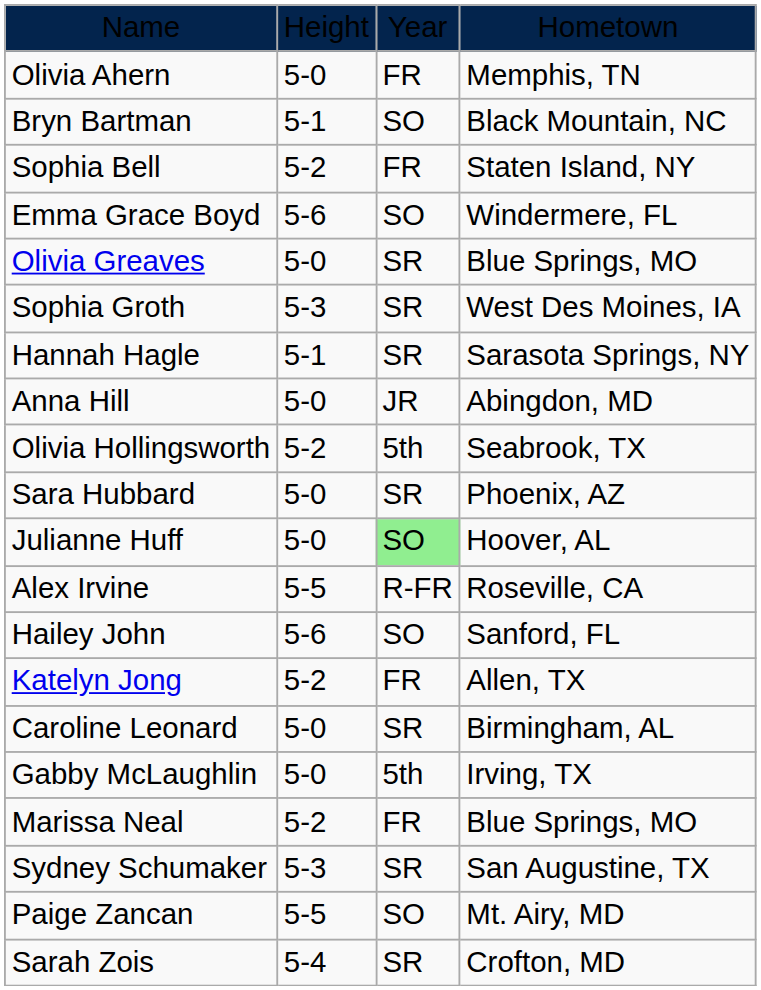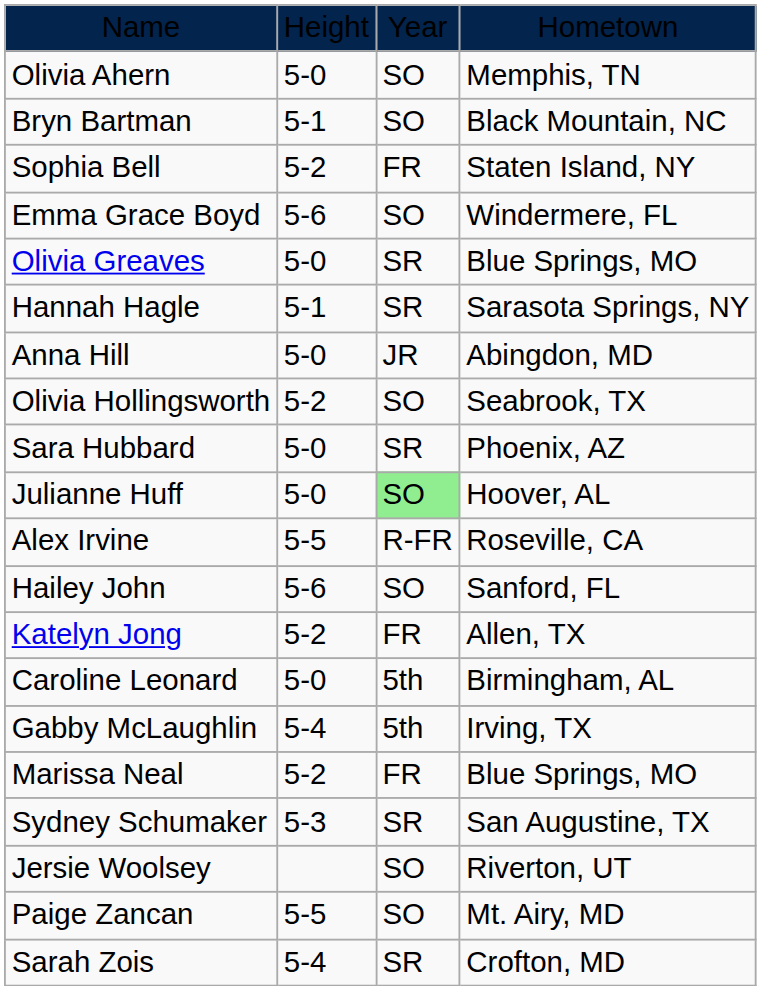(402, 74) FR -> (404, 74) SO
- row: (98, 307)
(403, 448) 5th -> (404, 401) SO
(403, 728) SR -> (403, 681) 5th
(305, 774) 5-0 -> (305, 728) 5-4
+ row: (111, 868)
